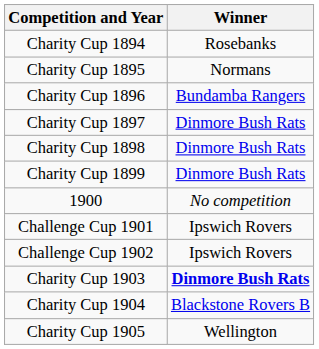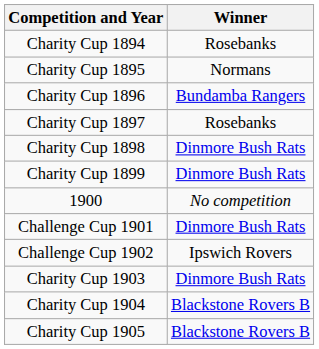(241, 122) Dinmore Bush Rats -> (241, 122) Rosebanks
(241, 226) Ipswich Rovers -> (241, 226) Dinmore Bush Rats
(241, 278) bold -> (241, 278) normal
(241, 331) Wellington -> (241, 331) Blackstone Rovers B
